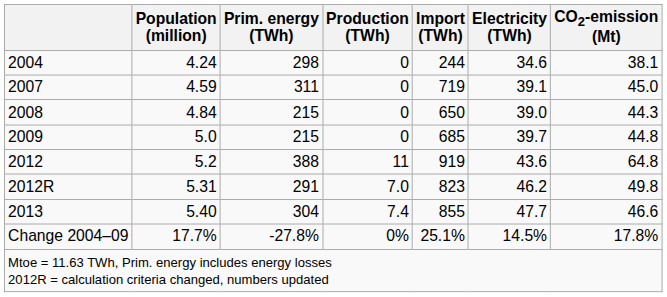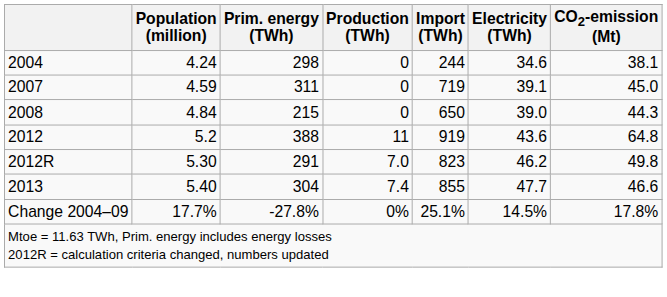- row: (26, 137)
(201, 186) 5.31 -> (201, 162) 5.30
